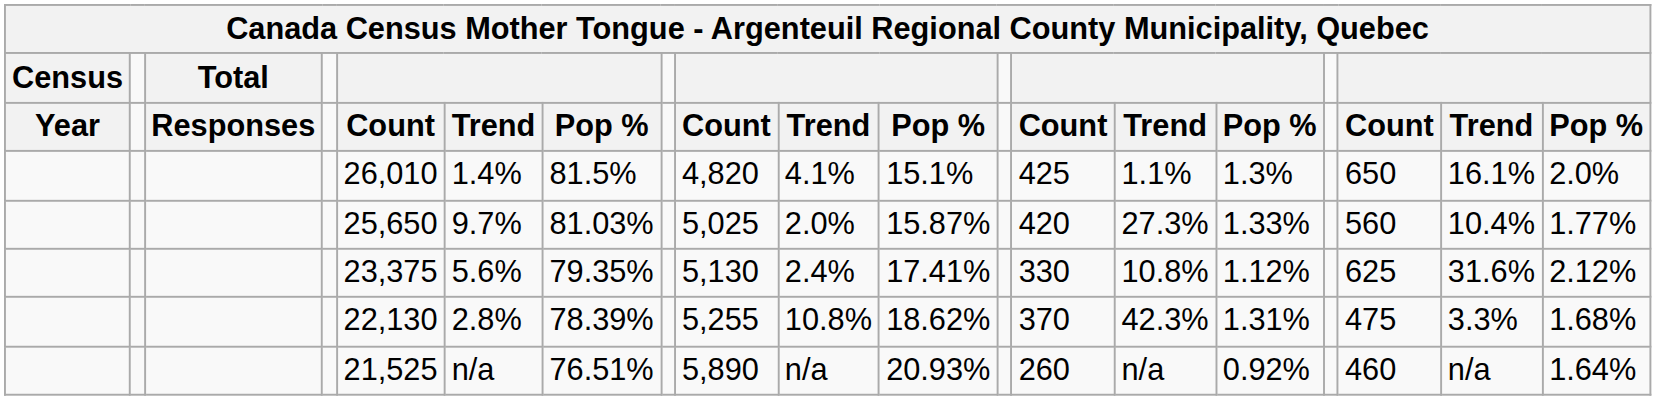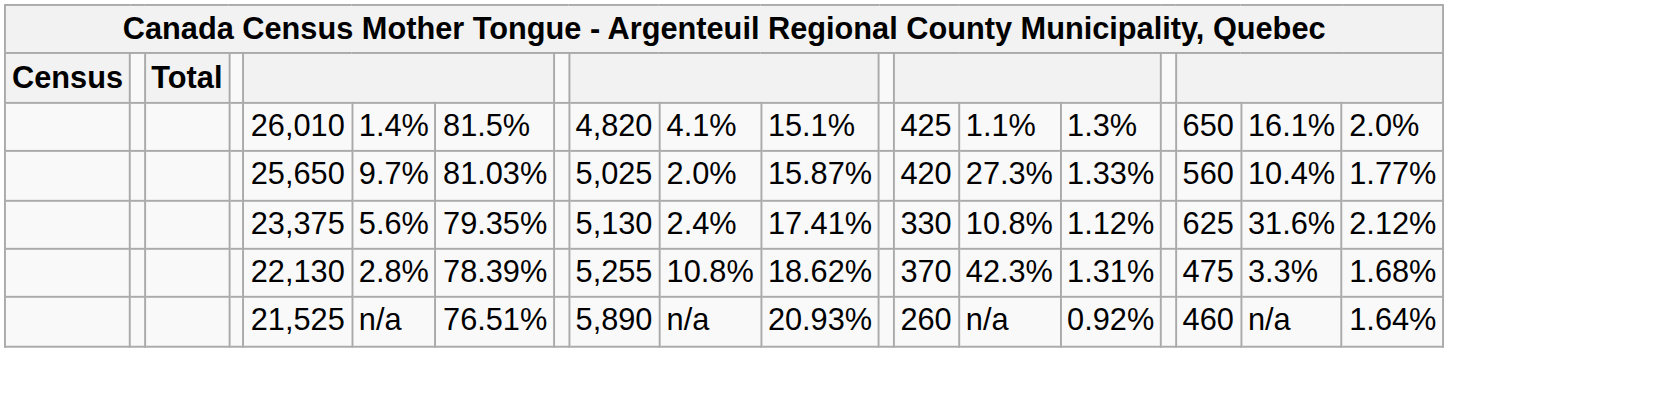- row: (68, 126)
